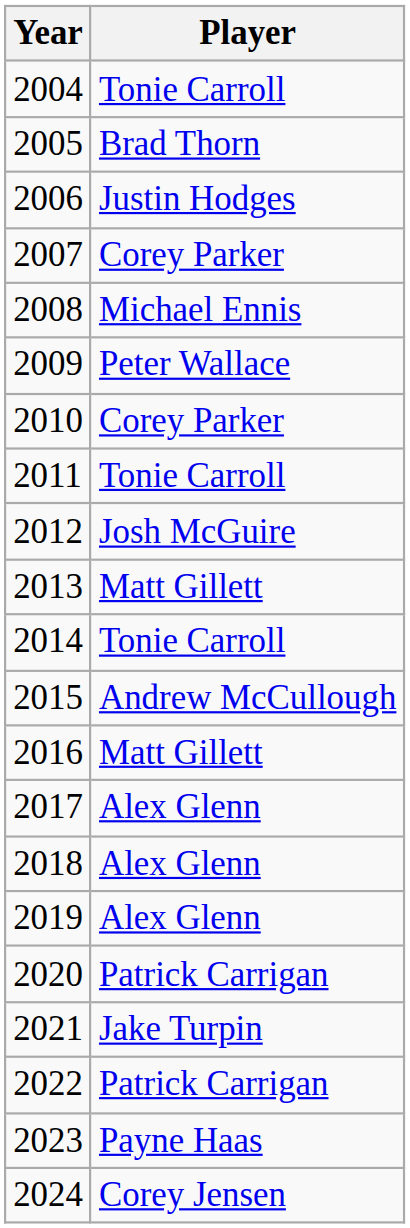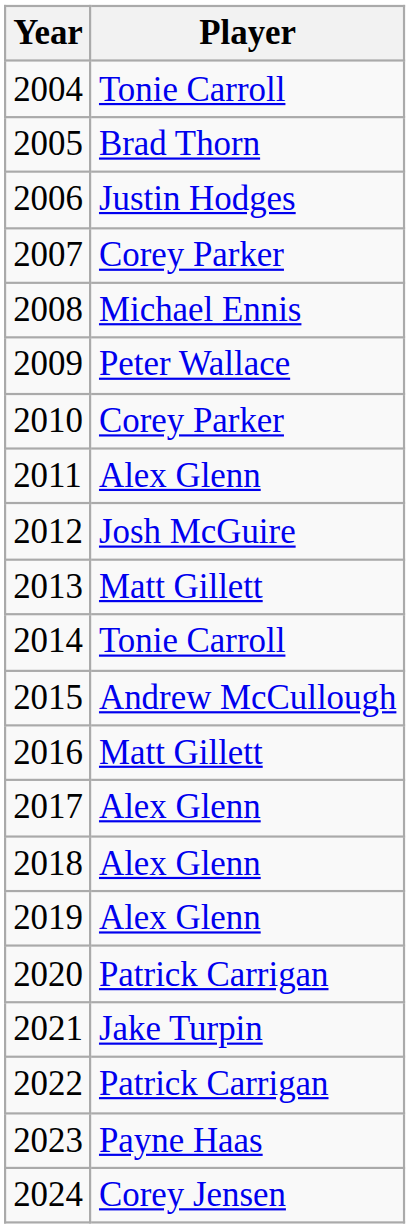(192, 475) Tonie Carroll -> (180, 475) Alex Glenn
